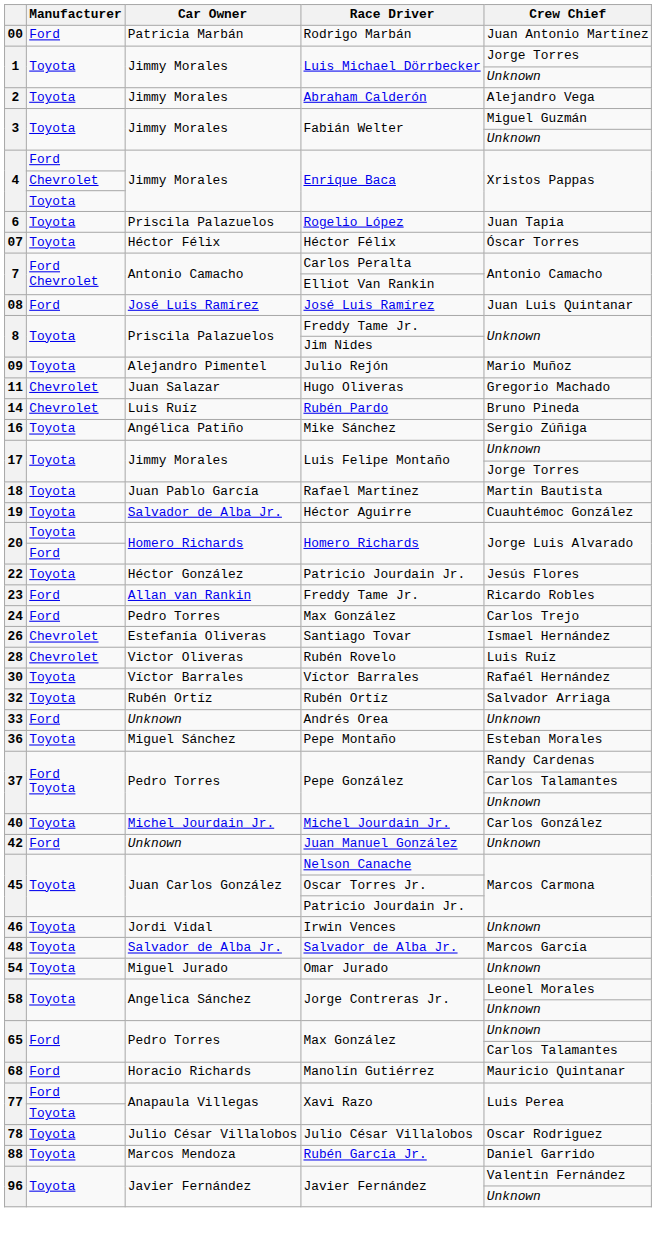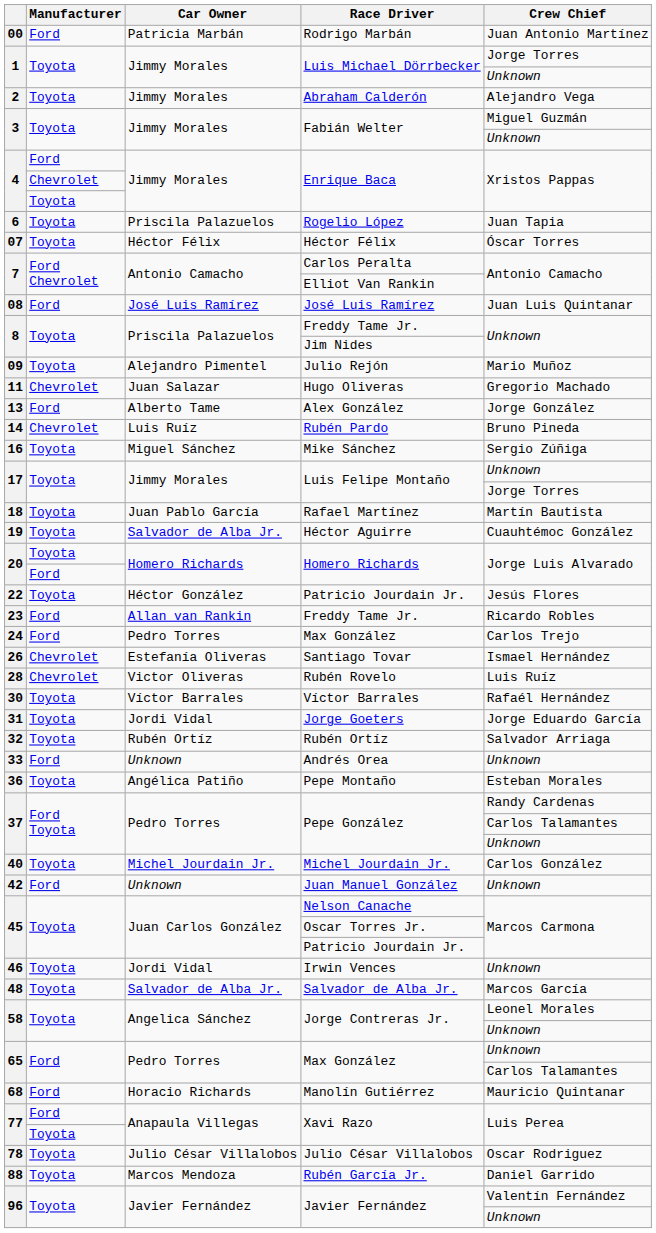+ row: (45, 409)
(186, 430) Angélica Patiño -> (182, 451) Miguel Sánchez
+ row: (52, 720)
(182, 741) Miguel Sánchez -> (186, 782) Angélica Patiño
- row: (52, 969)
